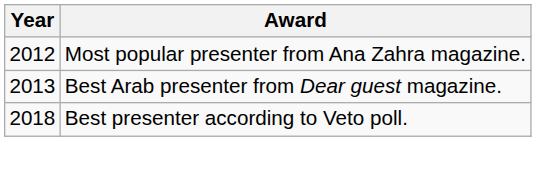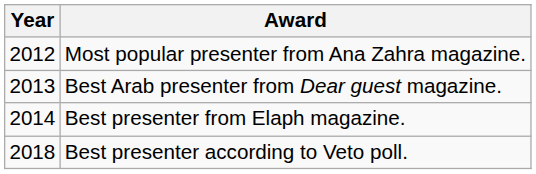+ row: (235, 119)
